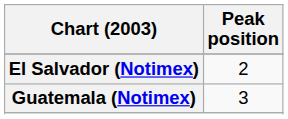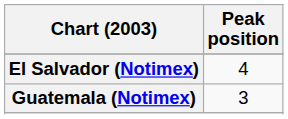(243, 68) 2 -> (243, 68) 4
